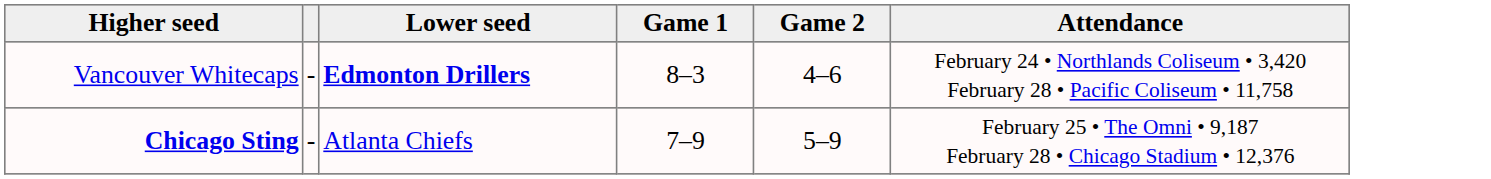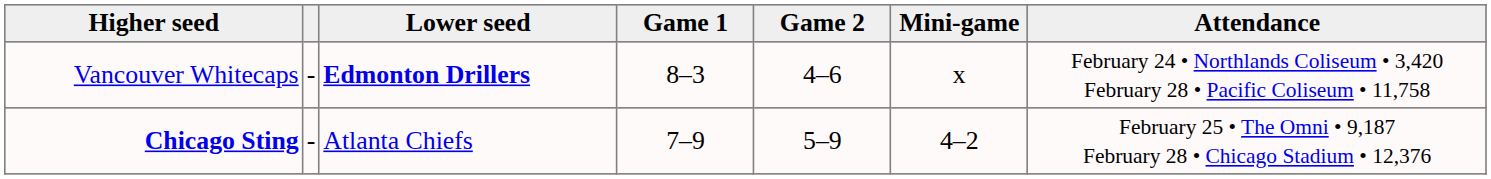+ column: (959, 23)
